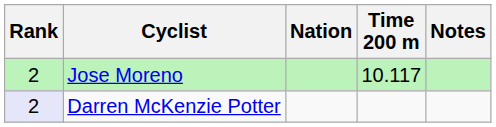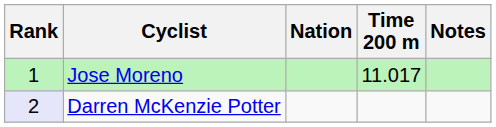(34, 74) 2 -> (34, 74) 1
(391, 74) 10.117 -> (391, 74) 11.017
